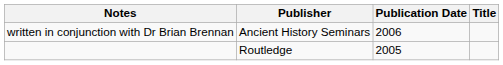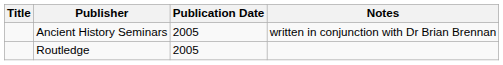columns swapped: (484, 13) <-> (120, 13)
(389, 32) 2006 -> (186, 32) 2005
